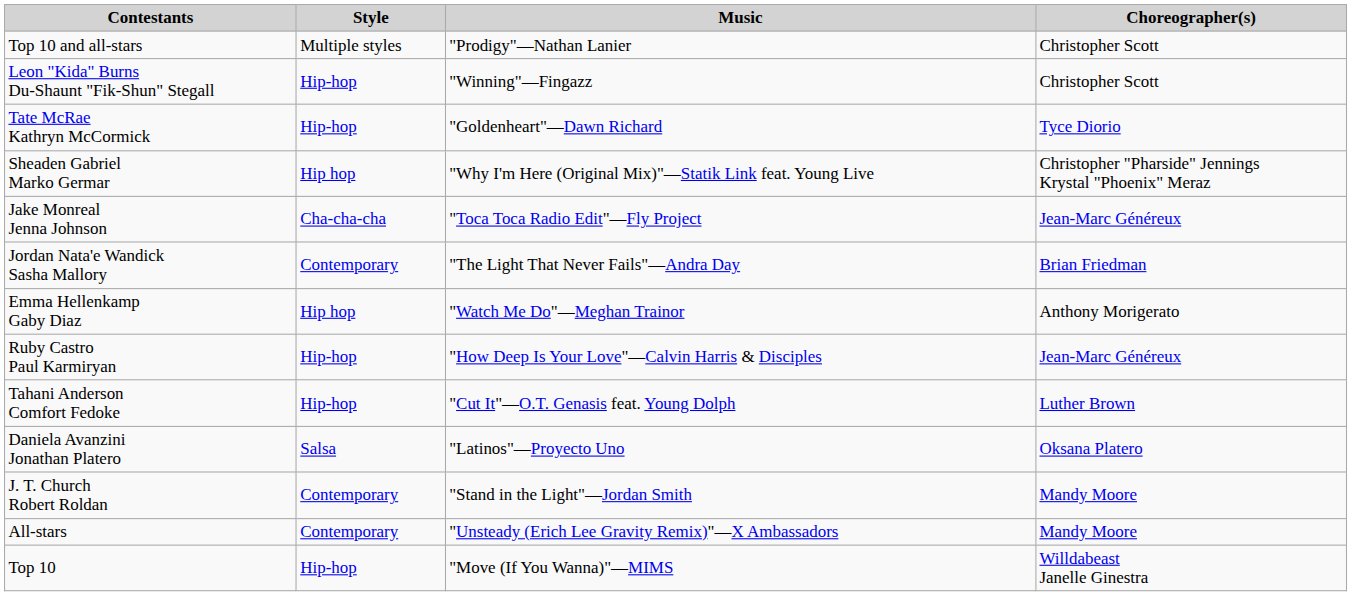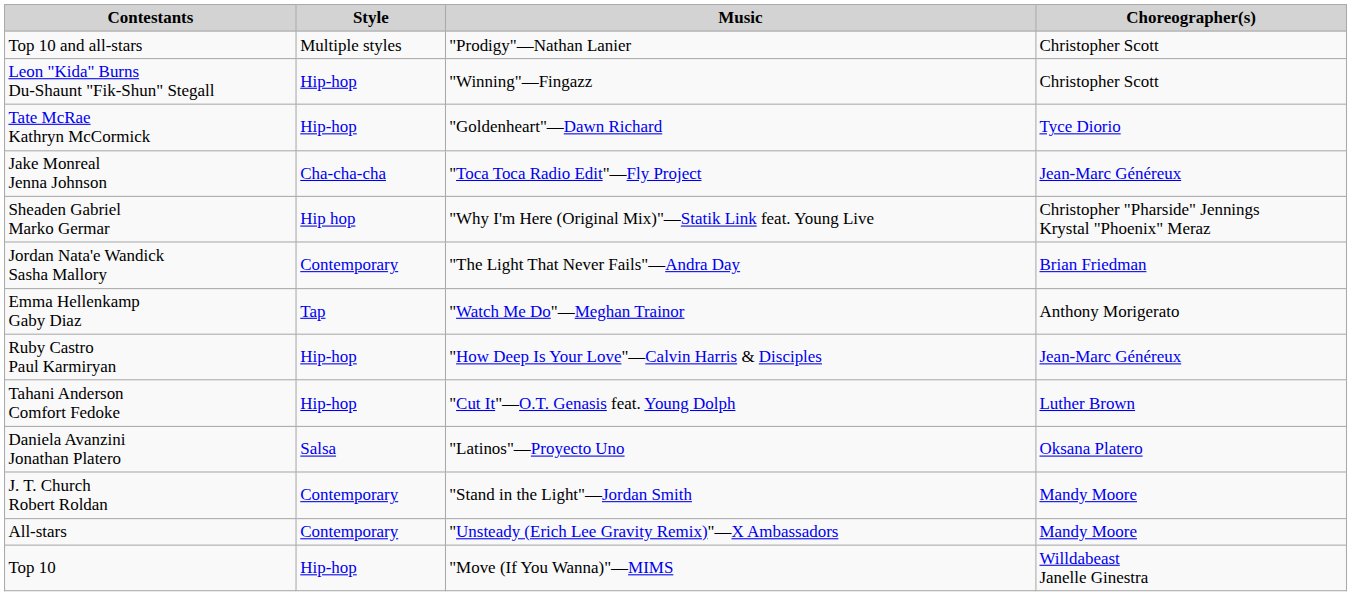rows swapped: (58, 219) <-> (65, 173)
(328, 311) Hip hop -> (313, 311) Tap
